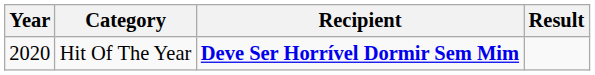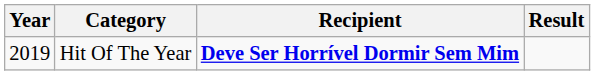(30, 53) 2020 -> (30, 53) 2019
